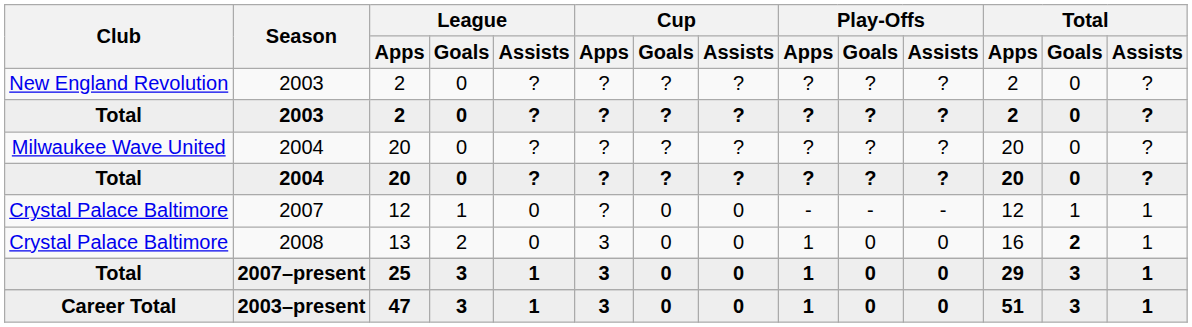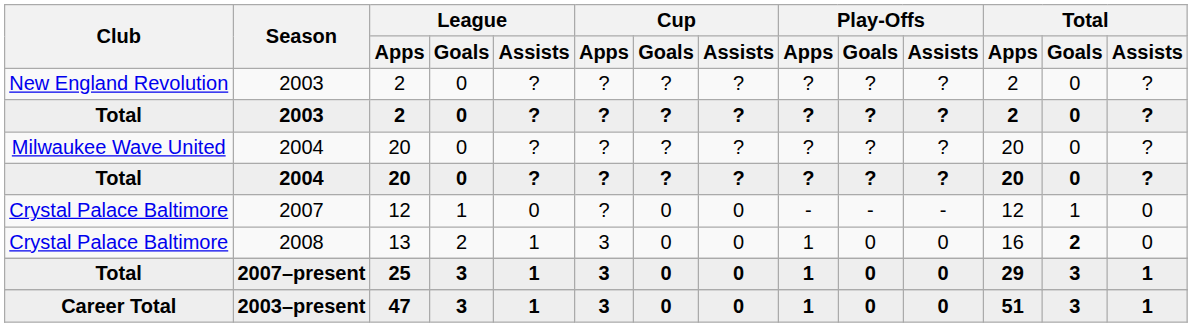(1147, 210) 1 -> (1147, 210) 0
(534, 242) 0 -> (534, 242) 1
(1147, 242) 1 -> (1147, 242) 0
